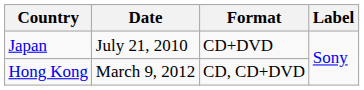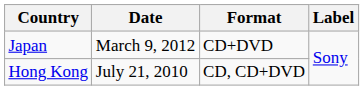(142, 44) July 21, 2010 -> (146, 44) March 9, 2012
(146, 71) March 9, 2012 -> (142, 71) July 21, 2010
